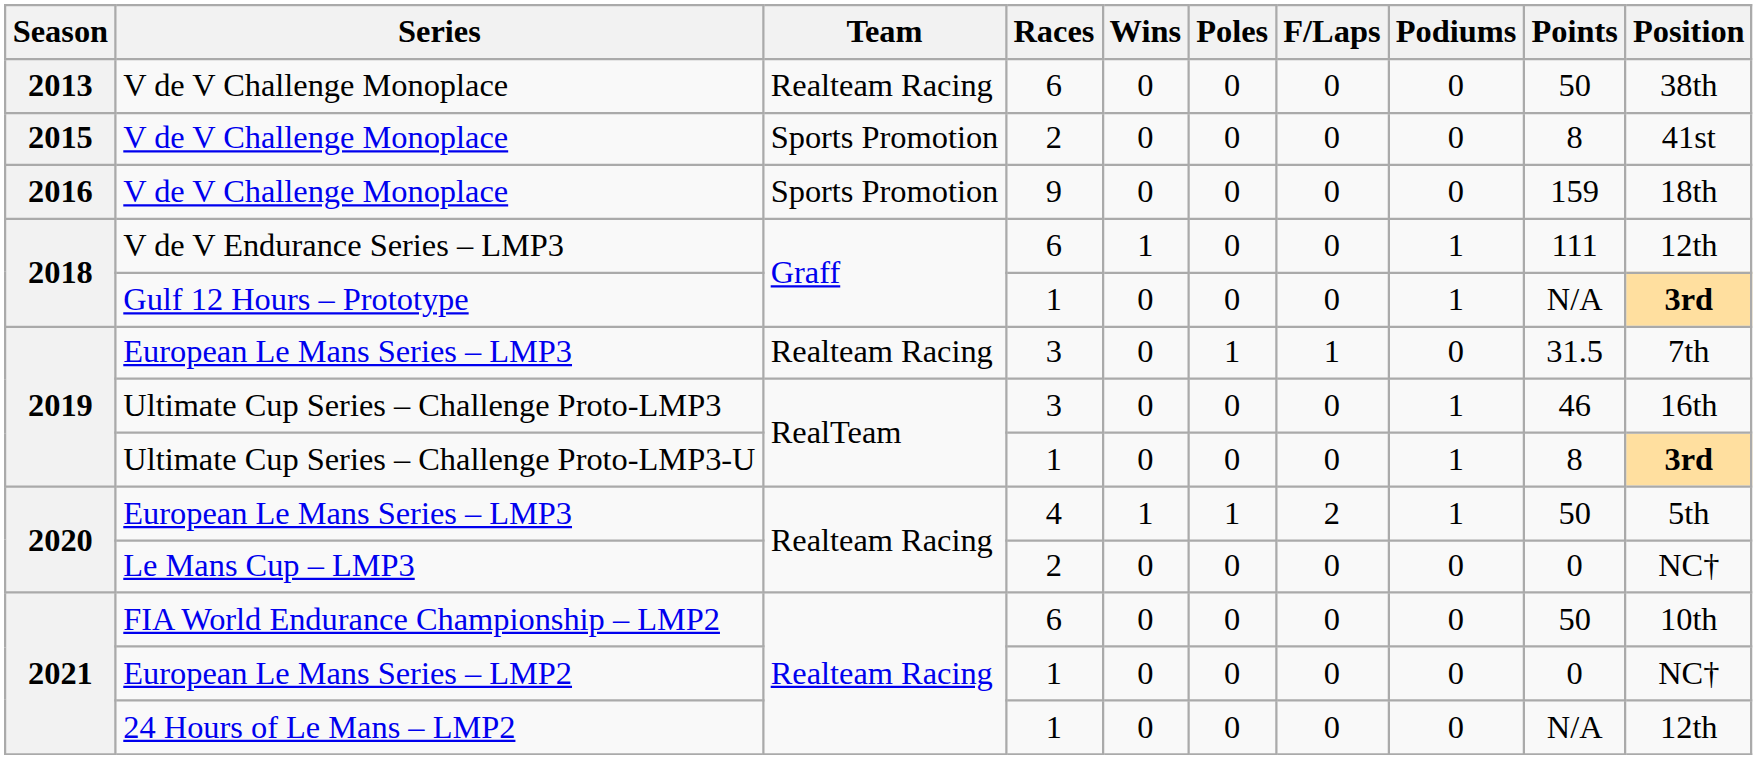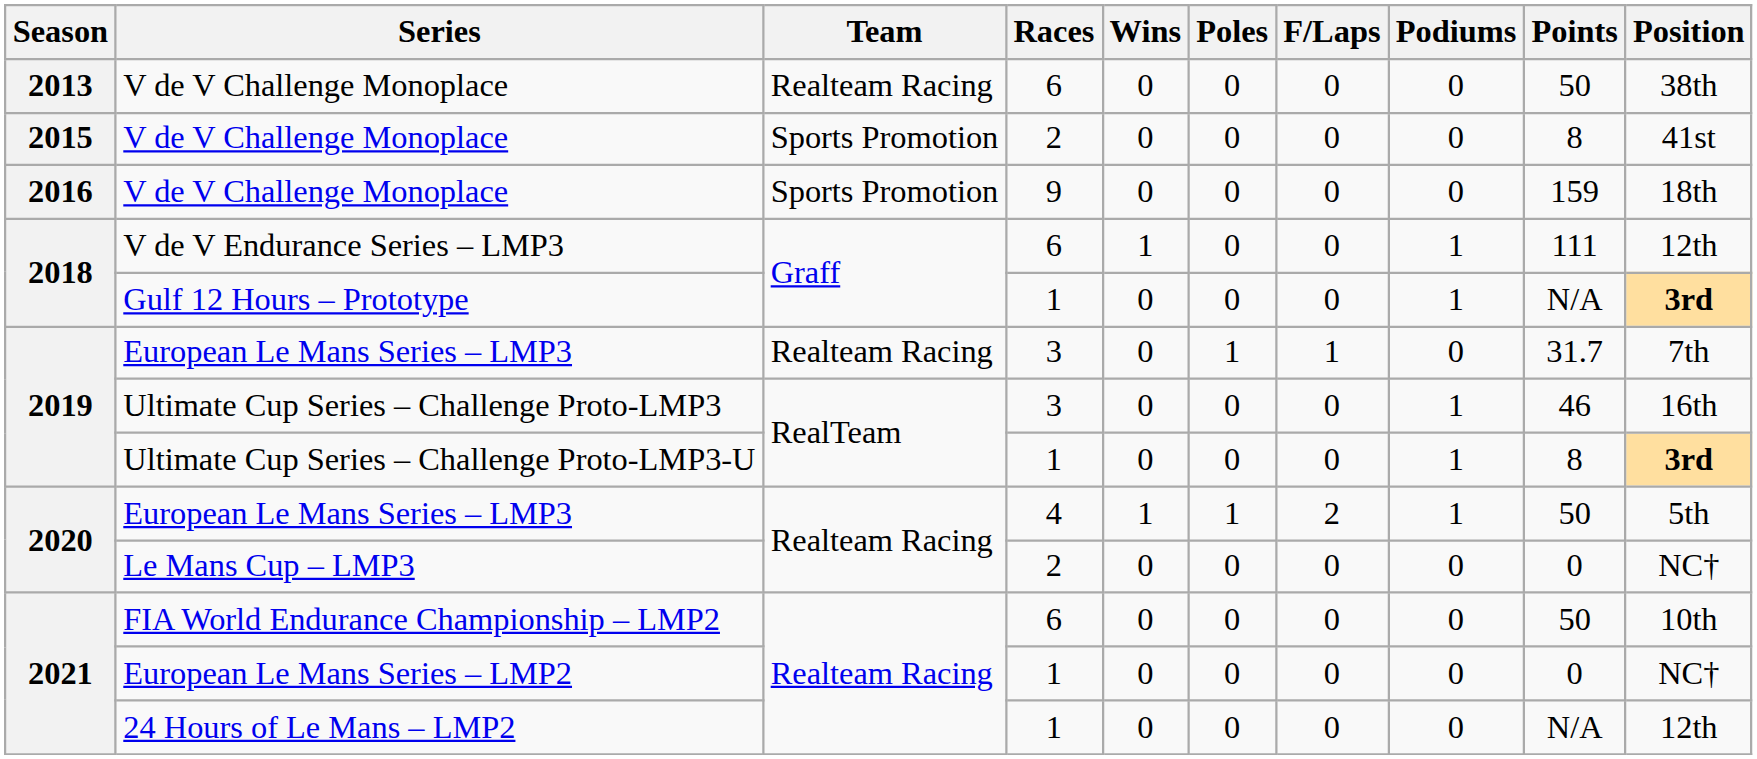(1575, 352) 31.5 -> (1575, 352) 31.7
